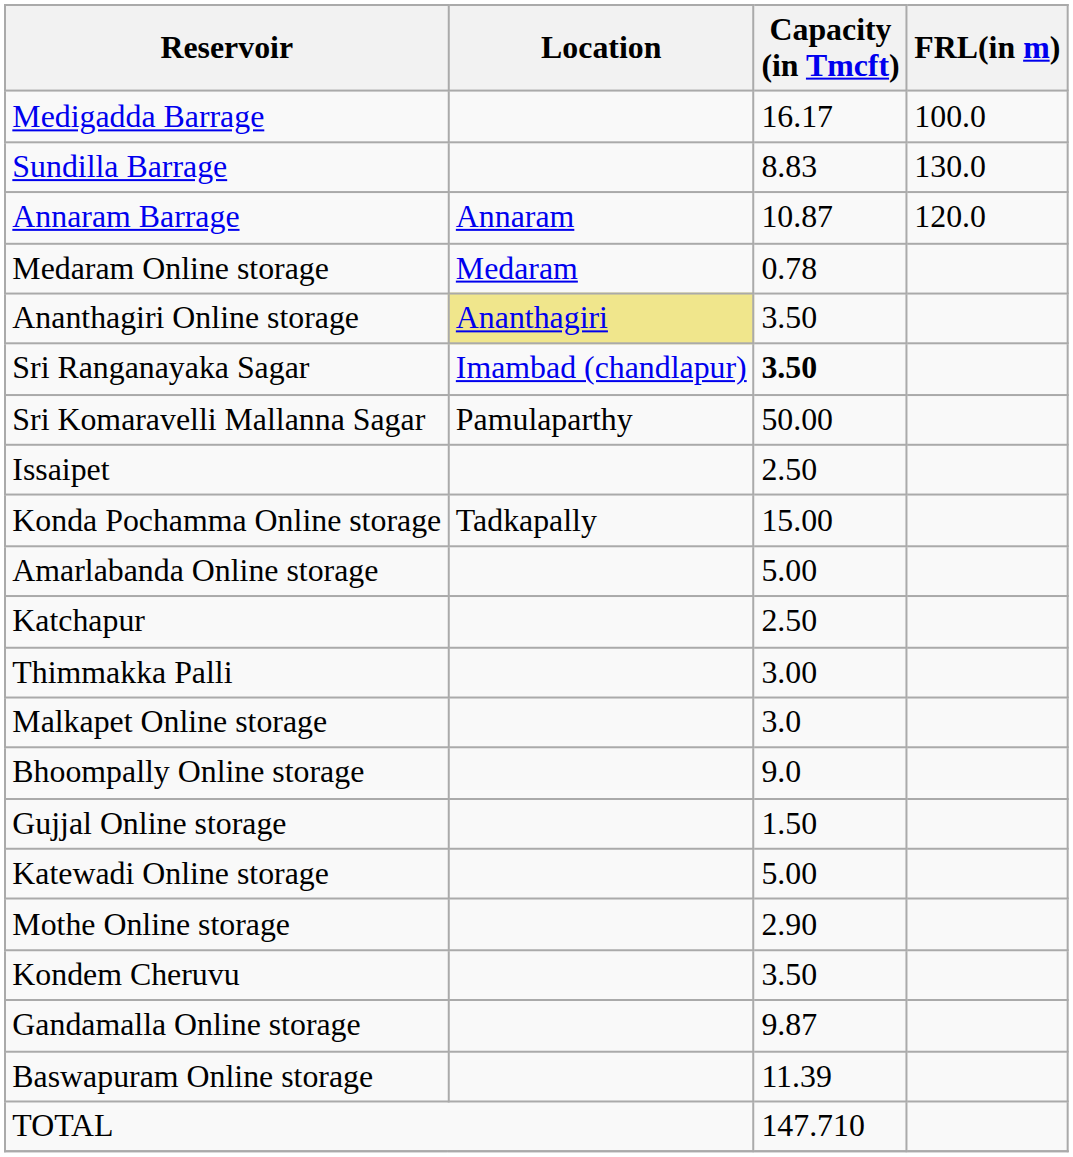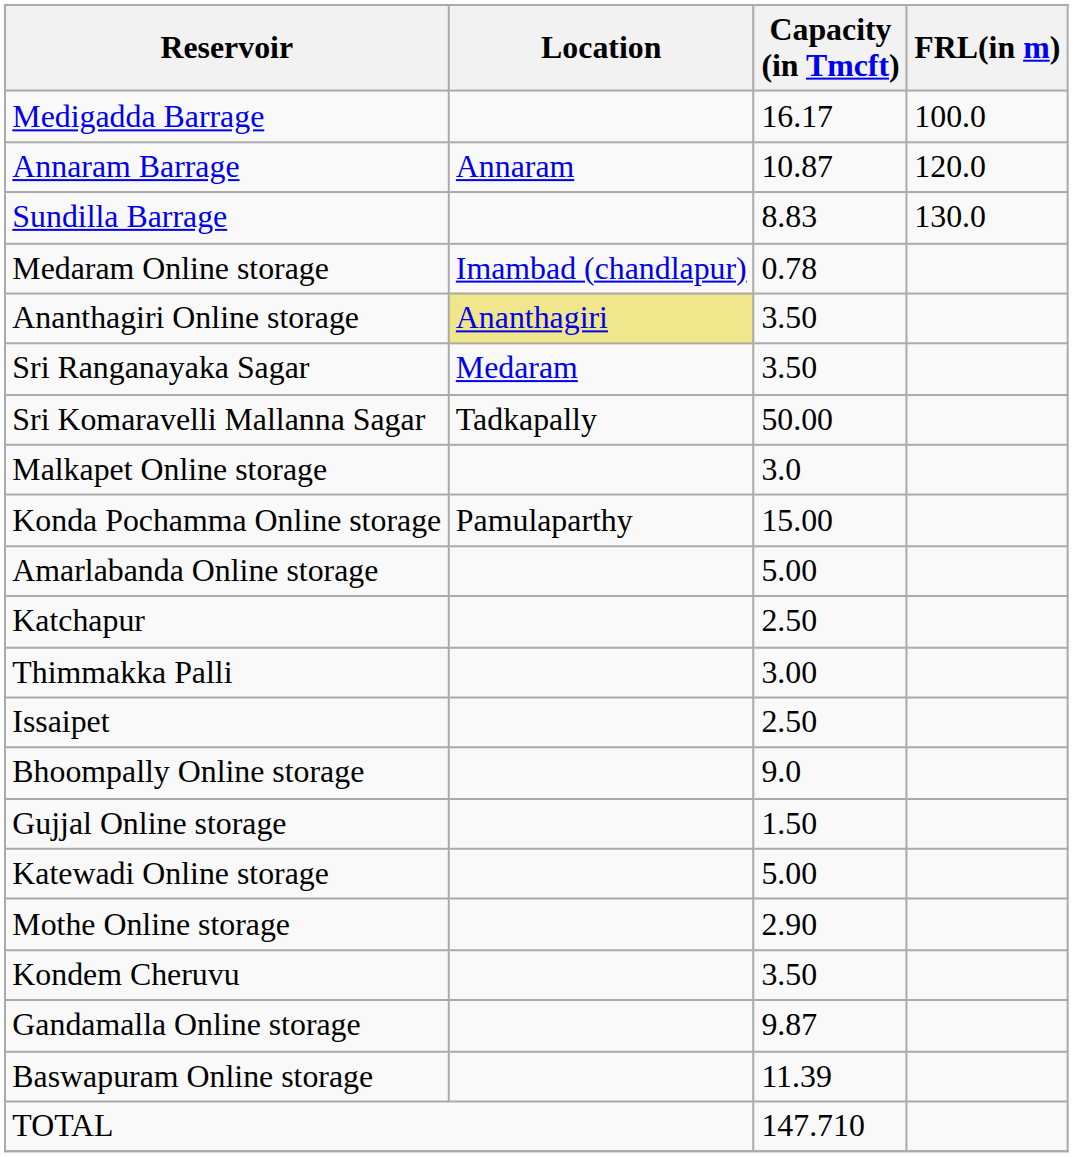rows swapped: (126, 217) <-> (120, 166)
(517, 267) Medaram -> (601, 267) Imambad (chandlapur)
(601, 368) Imambad (chandlapur) -> (517, 368) Medaram
(789, 368) bold -> (789, 368) normal
(544, 419) Pamulaparthy -> (526, 419) Tadkapally
rows swapped: (170, 722) <-> (61, 469)
(526, 520) Tadkapally -> (544, 520) Pamulaparthy
